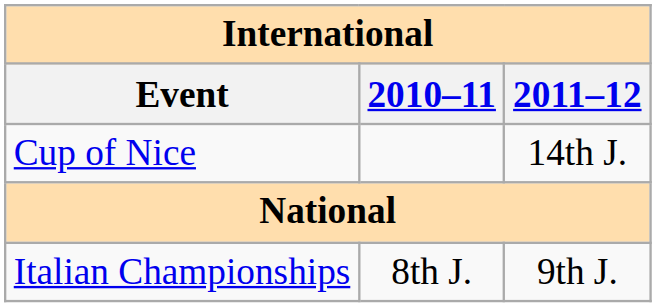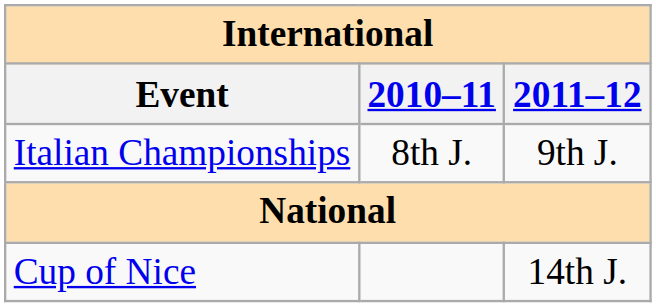rows swapped: (105, 152) <-> (182, 270)
